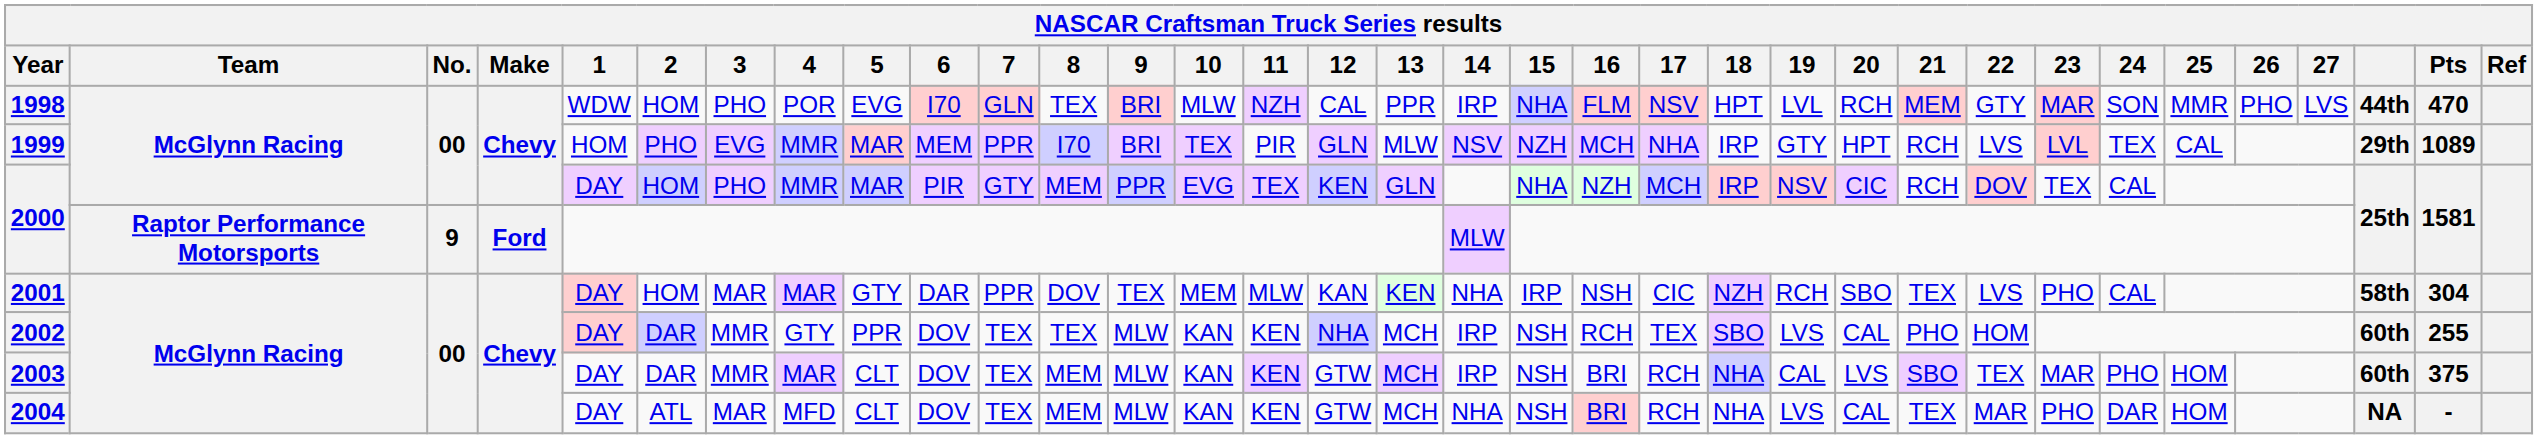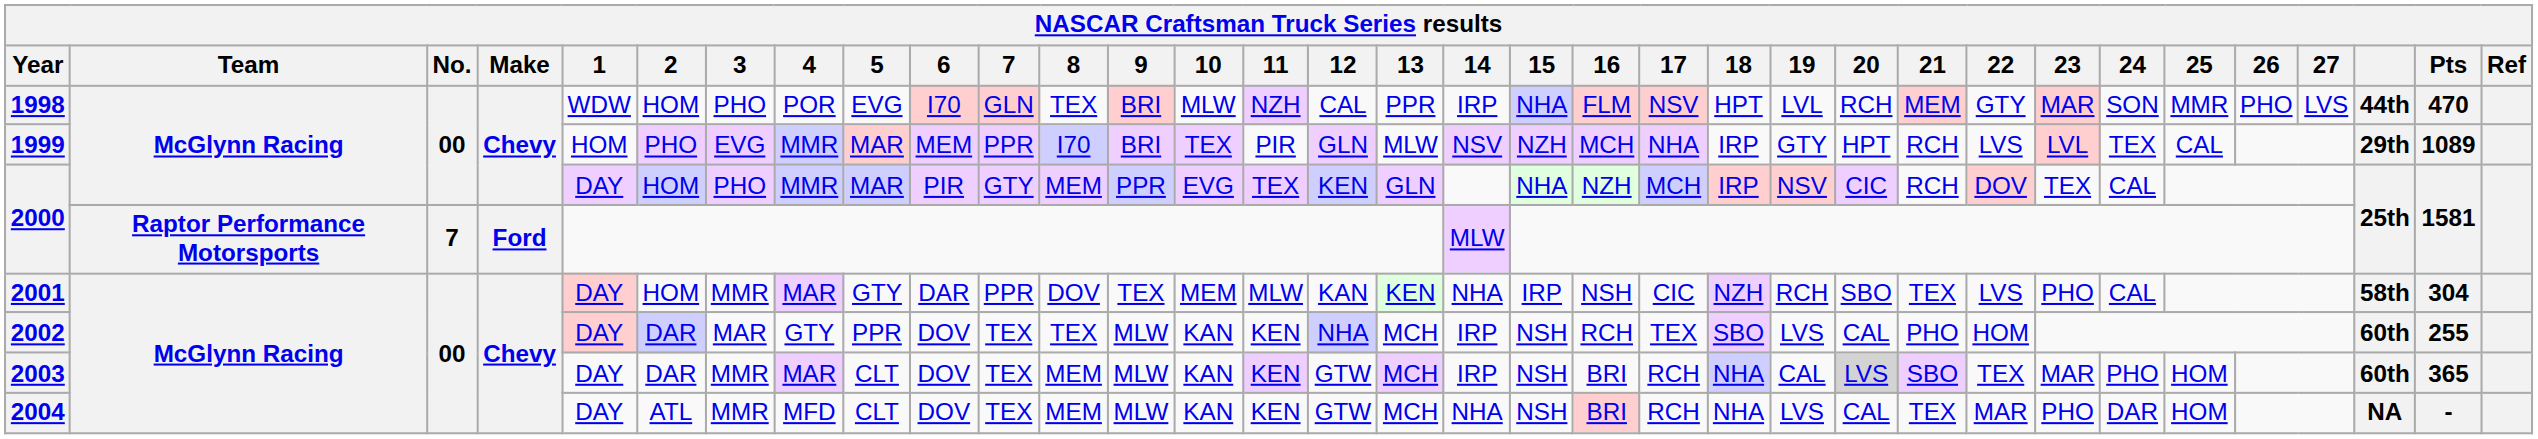(452, 239) 9 -> (452, 239) 7
(740, 293) MAR -> (740, 293) MMR
(740, 333) MMR -> (740, 333) MAR
(1866, 373) no background -> (1866, 373) lightgrey background
(2448, 373) 375 -> (2448, 373) 365
(740, 413) MAR -> (740, 413) MMR
